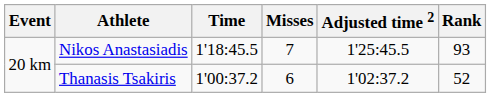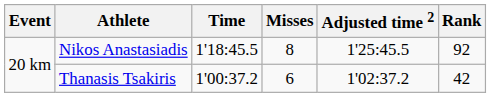(290, 51) 7 -> (290, 51) 8
(462, 51) 93 -> (462, 51) 92
(462, 78) 52 -> (462, 78) 42
